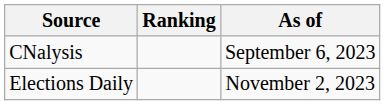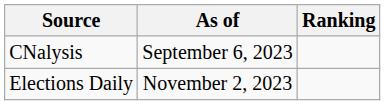columns swapped: (179, 20) <-> (300, 20)
